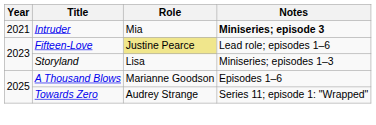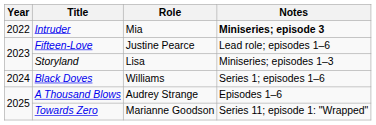(18, 29) 2021 -> (18, 29) 2022
(160, 45) khaki background -> (160, 45) no background
+ row: (64, 78)
(170, 78) Marianne Goodson -> (162, 95) Audrey Strange
(162, 95) Audrey Strange -> (170, 111) Marianne Goodson
